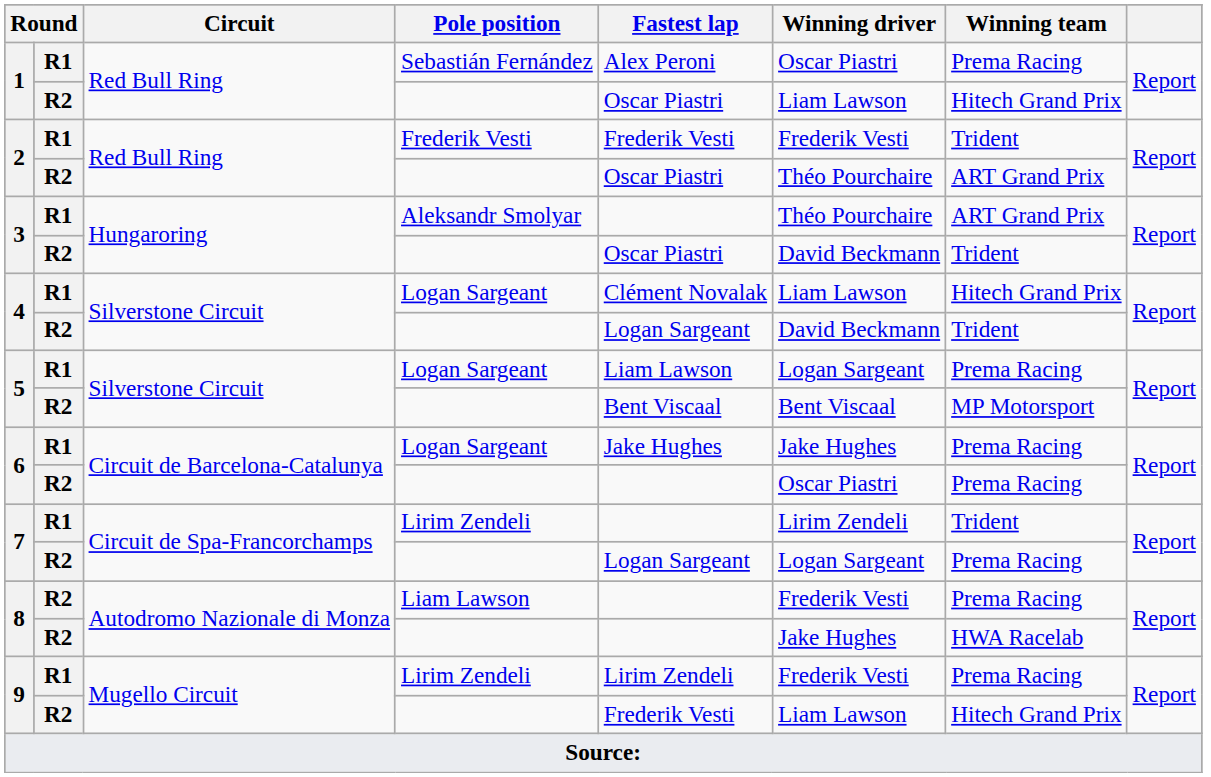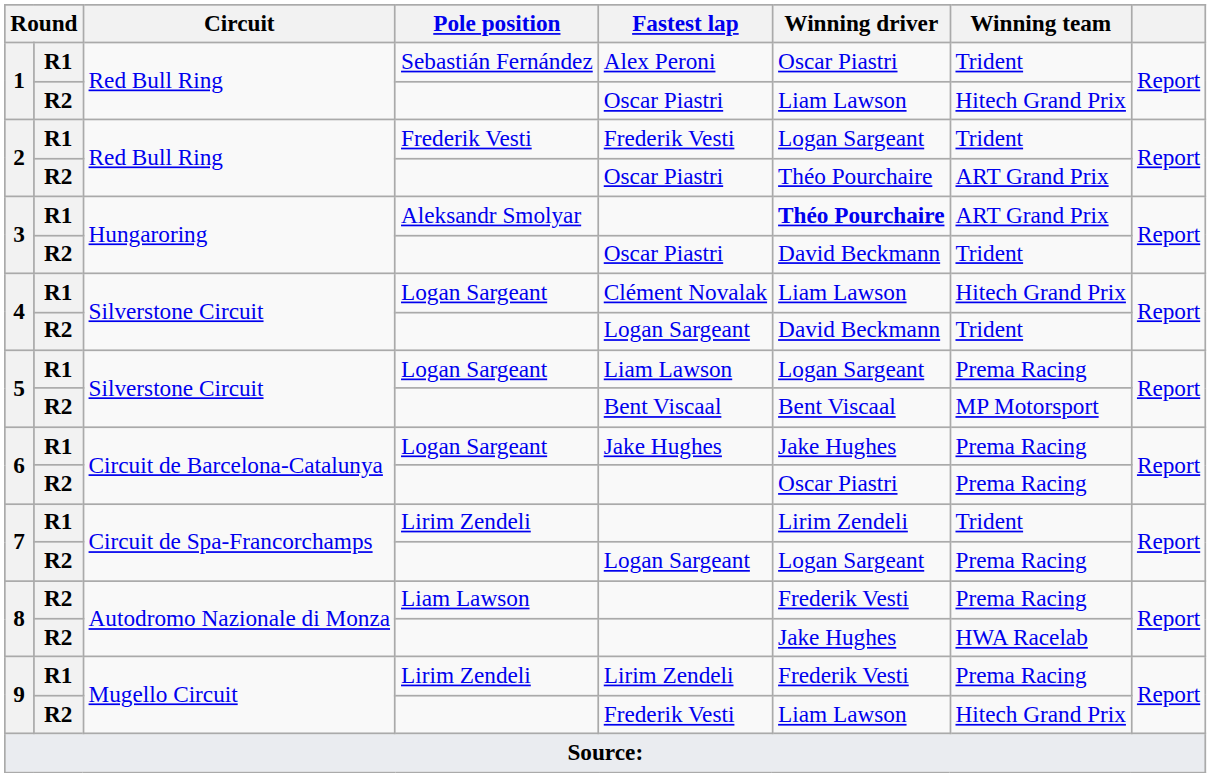(1017, 61) Prema Racing -> (989, 61) Trident
(843, 138) Frederik Vesti -> (851, 138) Logan Sargeant
(855, 215) normal -> (861, 215) bold
